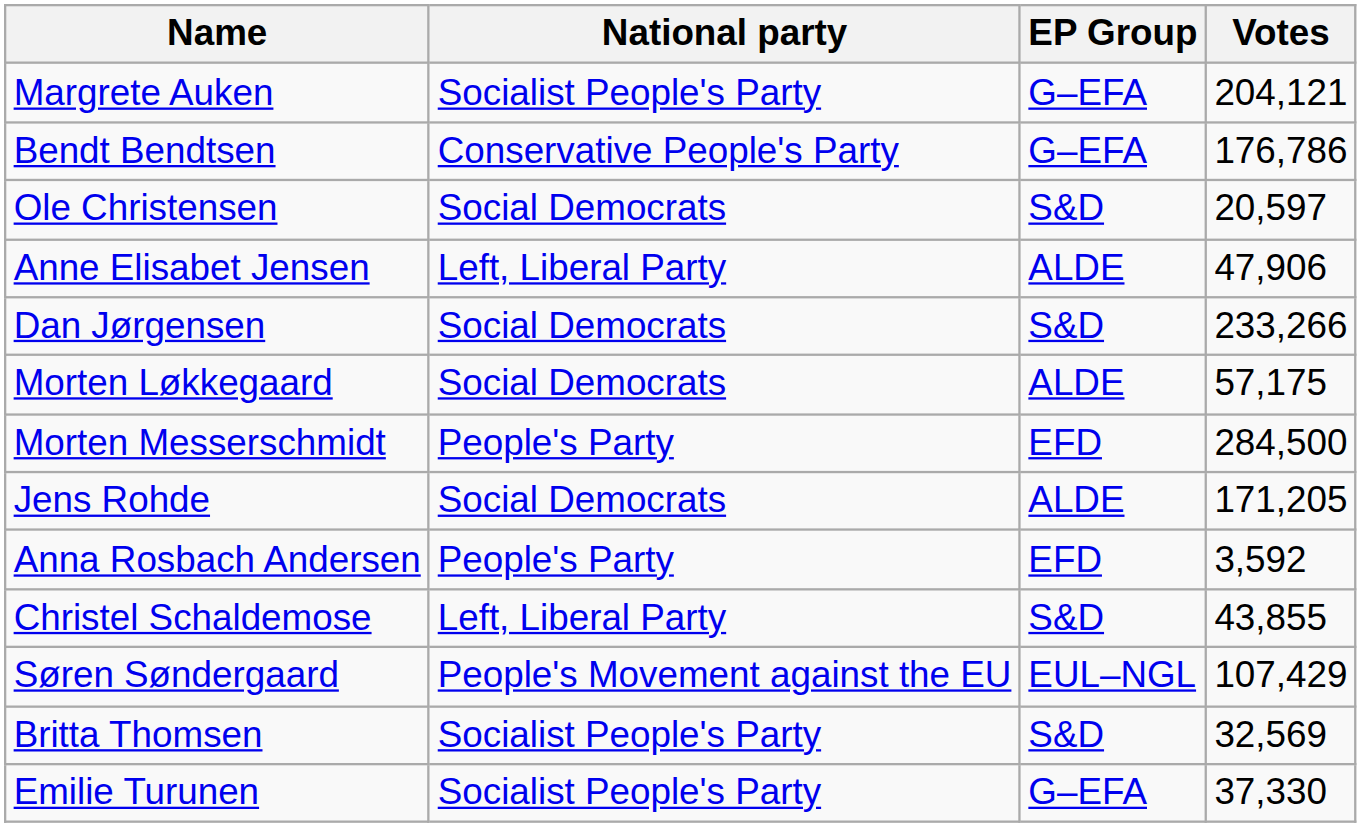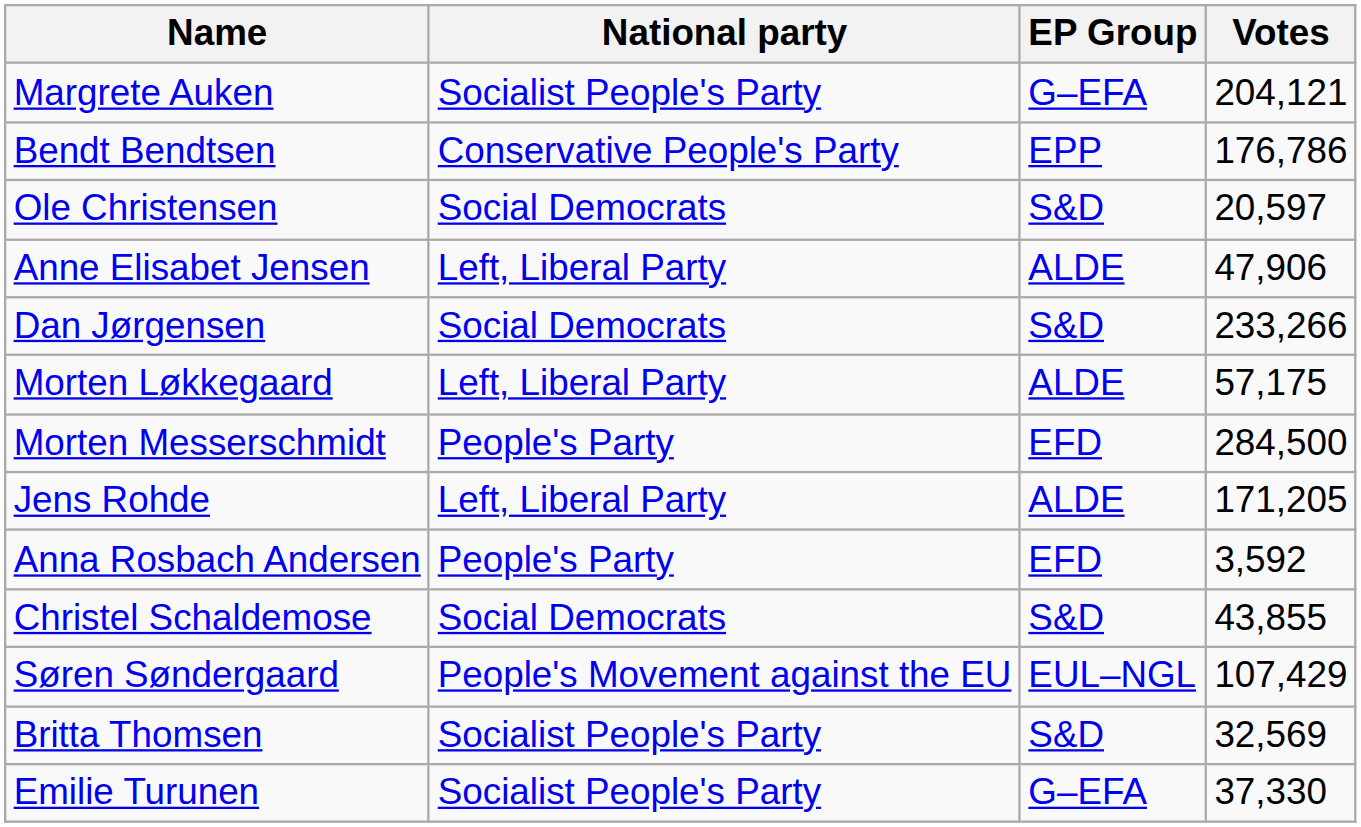(1088, 150) G–EFA -> (1065, 150) EPP
(582, 383) Social Democrats -> (582, 383) Left, Liberal Party
(582, 500) Social Democrats -> (582, 500) Left, Liberal Party
(582, 617) Left, Liberal Party -> (582, 617) Social Democrats
